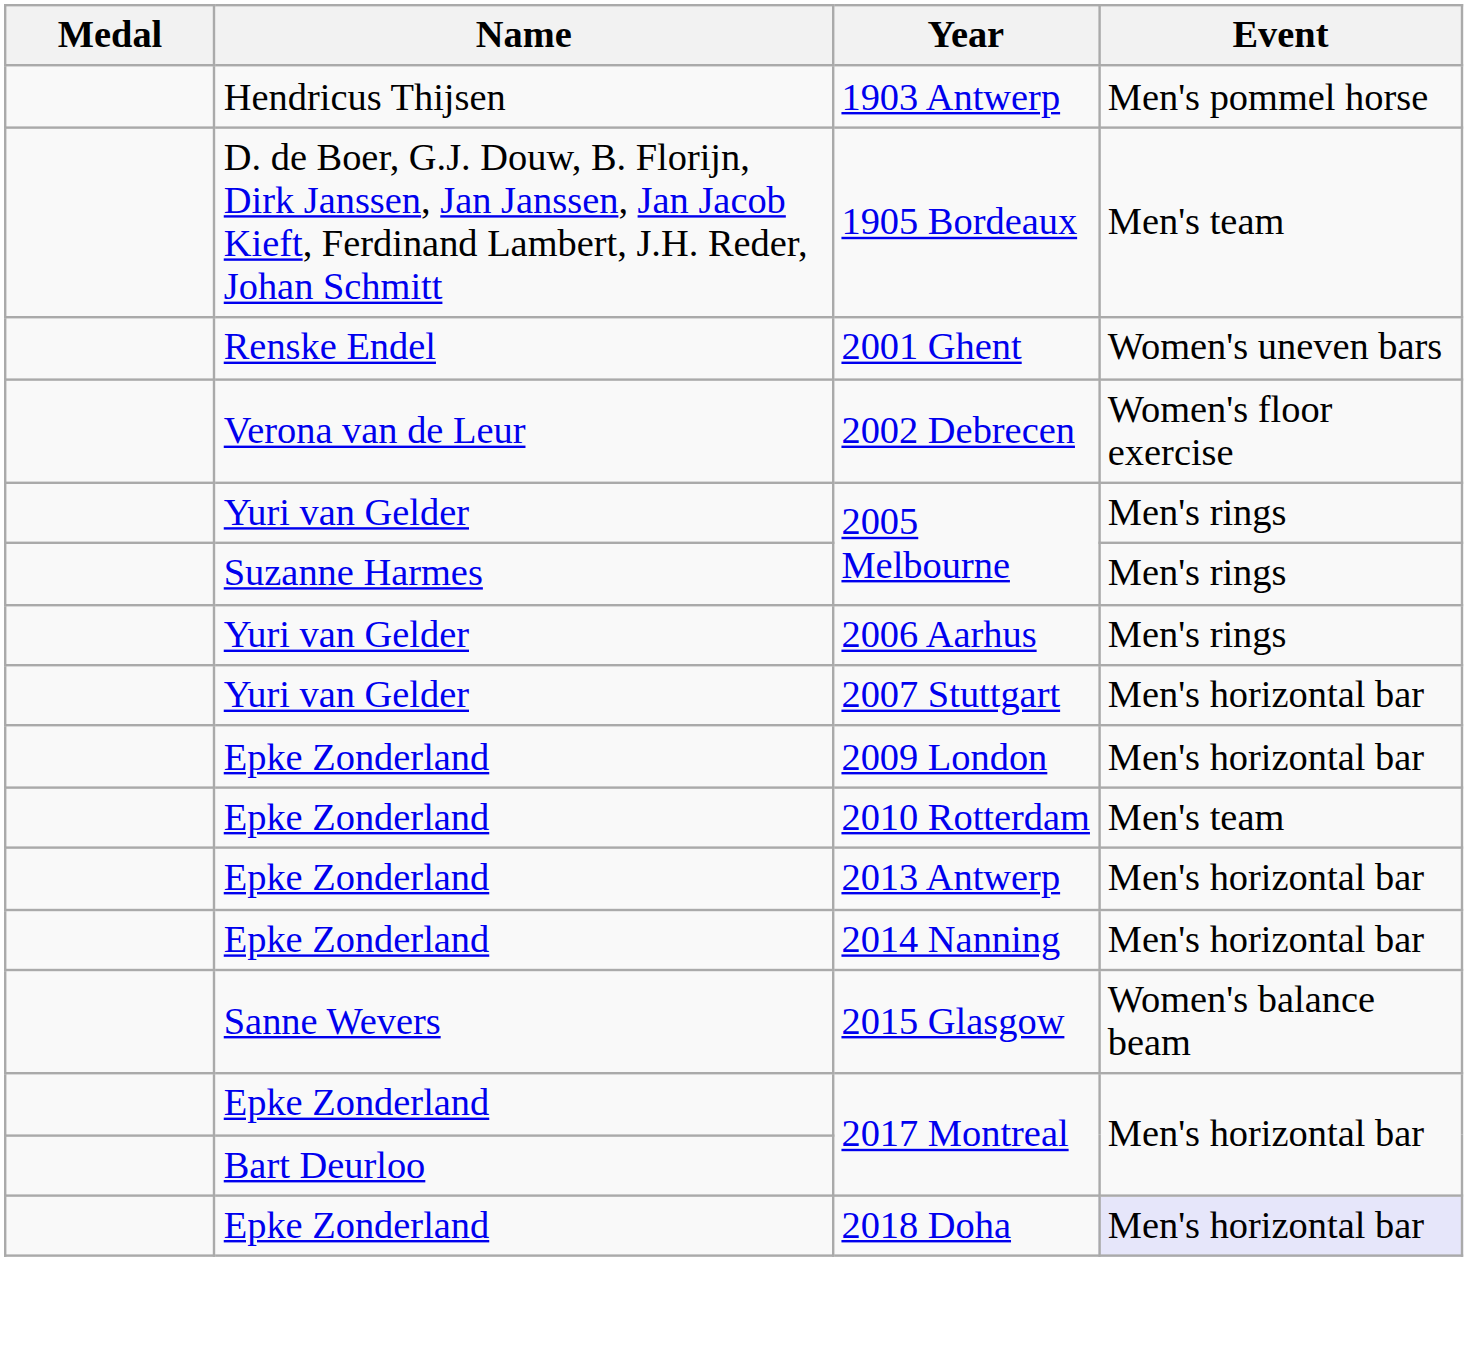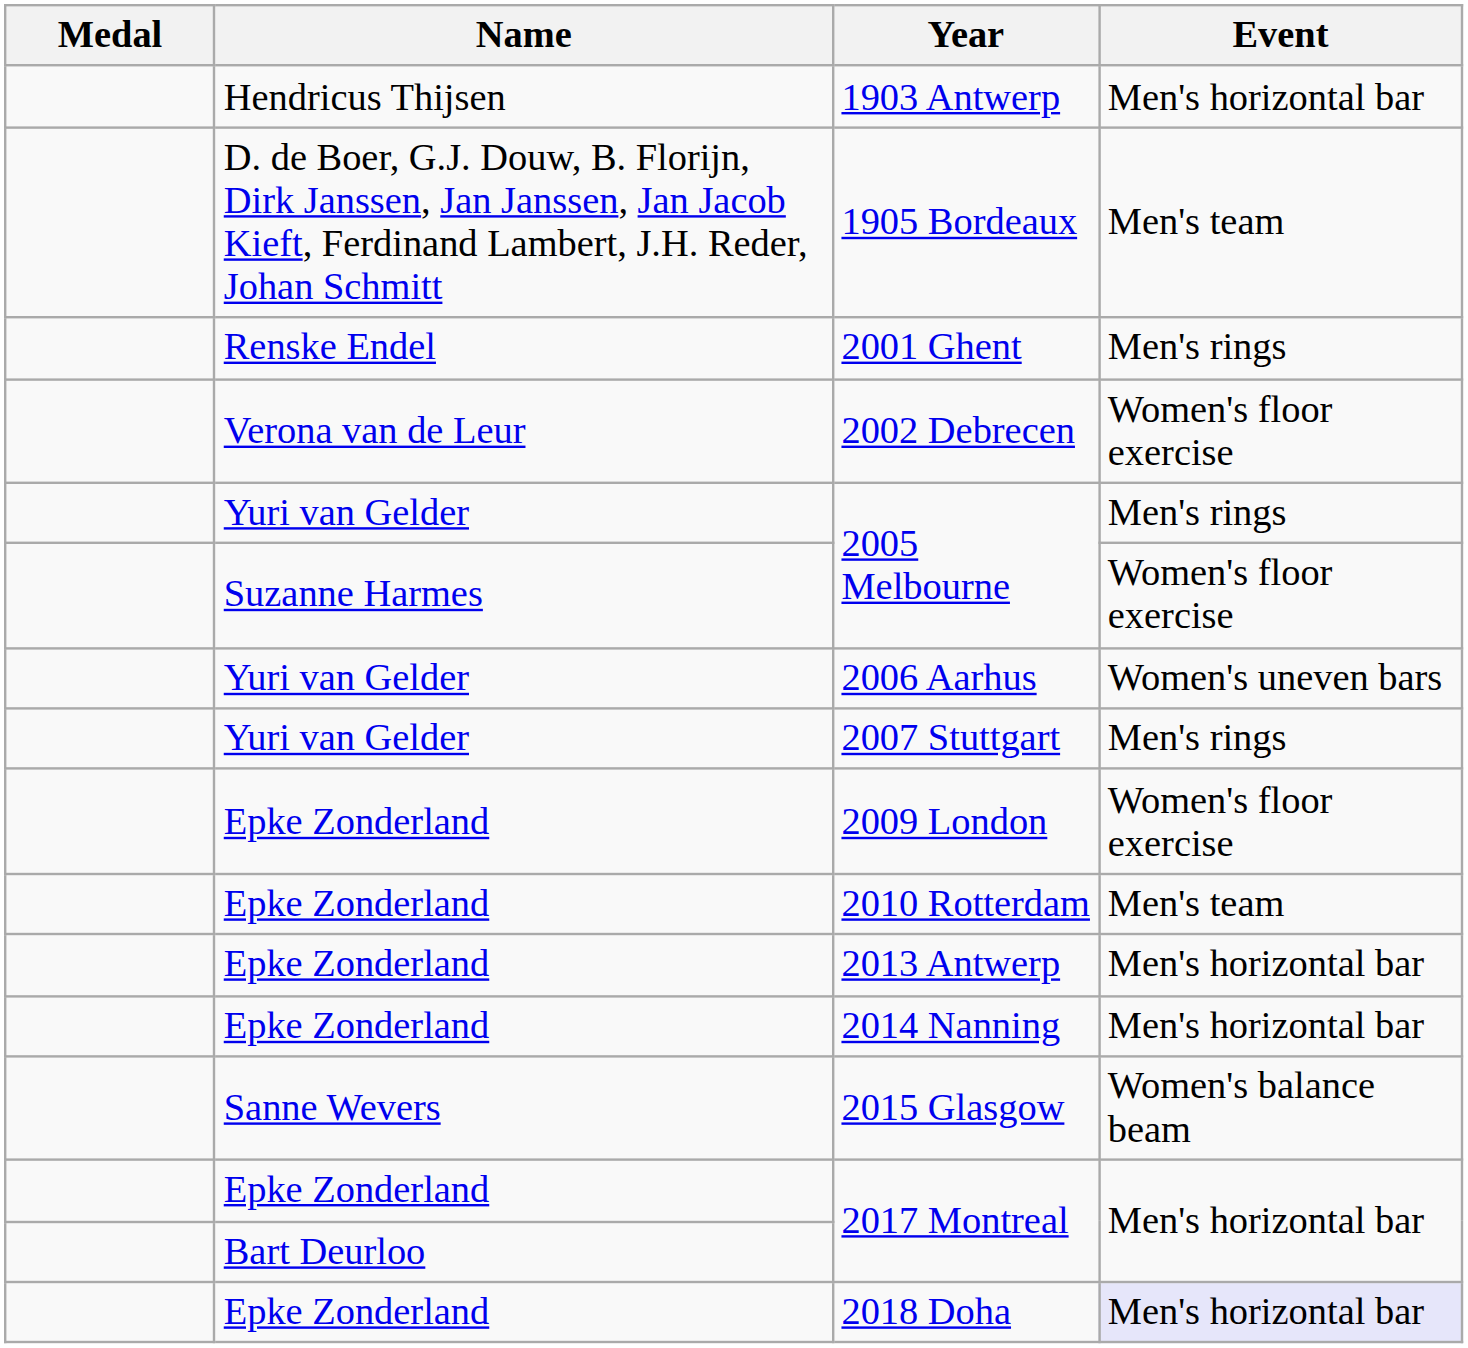(1268, 95) Men's pommel horse -> (1266, 95) Men's horizontal bar
(1275, 347) Women's uneven bars -> (1197, 347) Men's rings
(1197, 573) Men's rings -> (1220, 594) Women's floor exercise
(1197, 634) Men's rings -> (1275, 677) Women's uneven bars
(1266, 694) Men's horizontal bar -> (1197, 738) Men's rings
(1266, 755) Men's horizontal bar -> (1220, 820) Women's floor exercise
